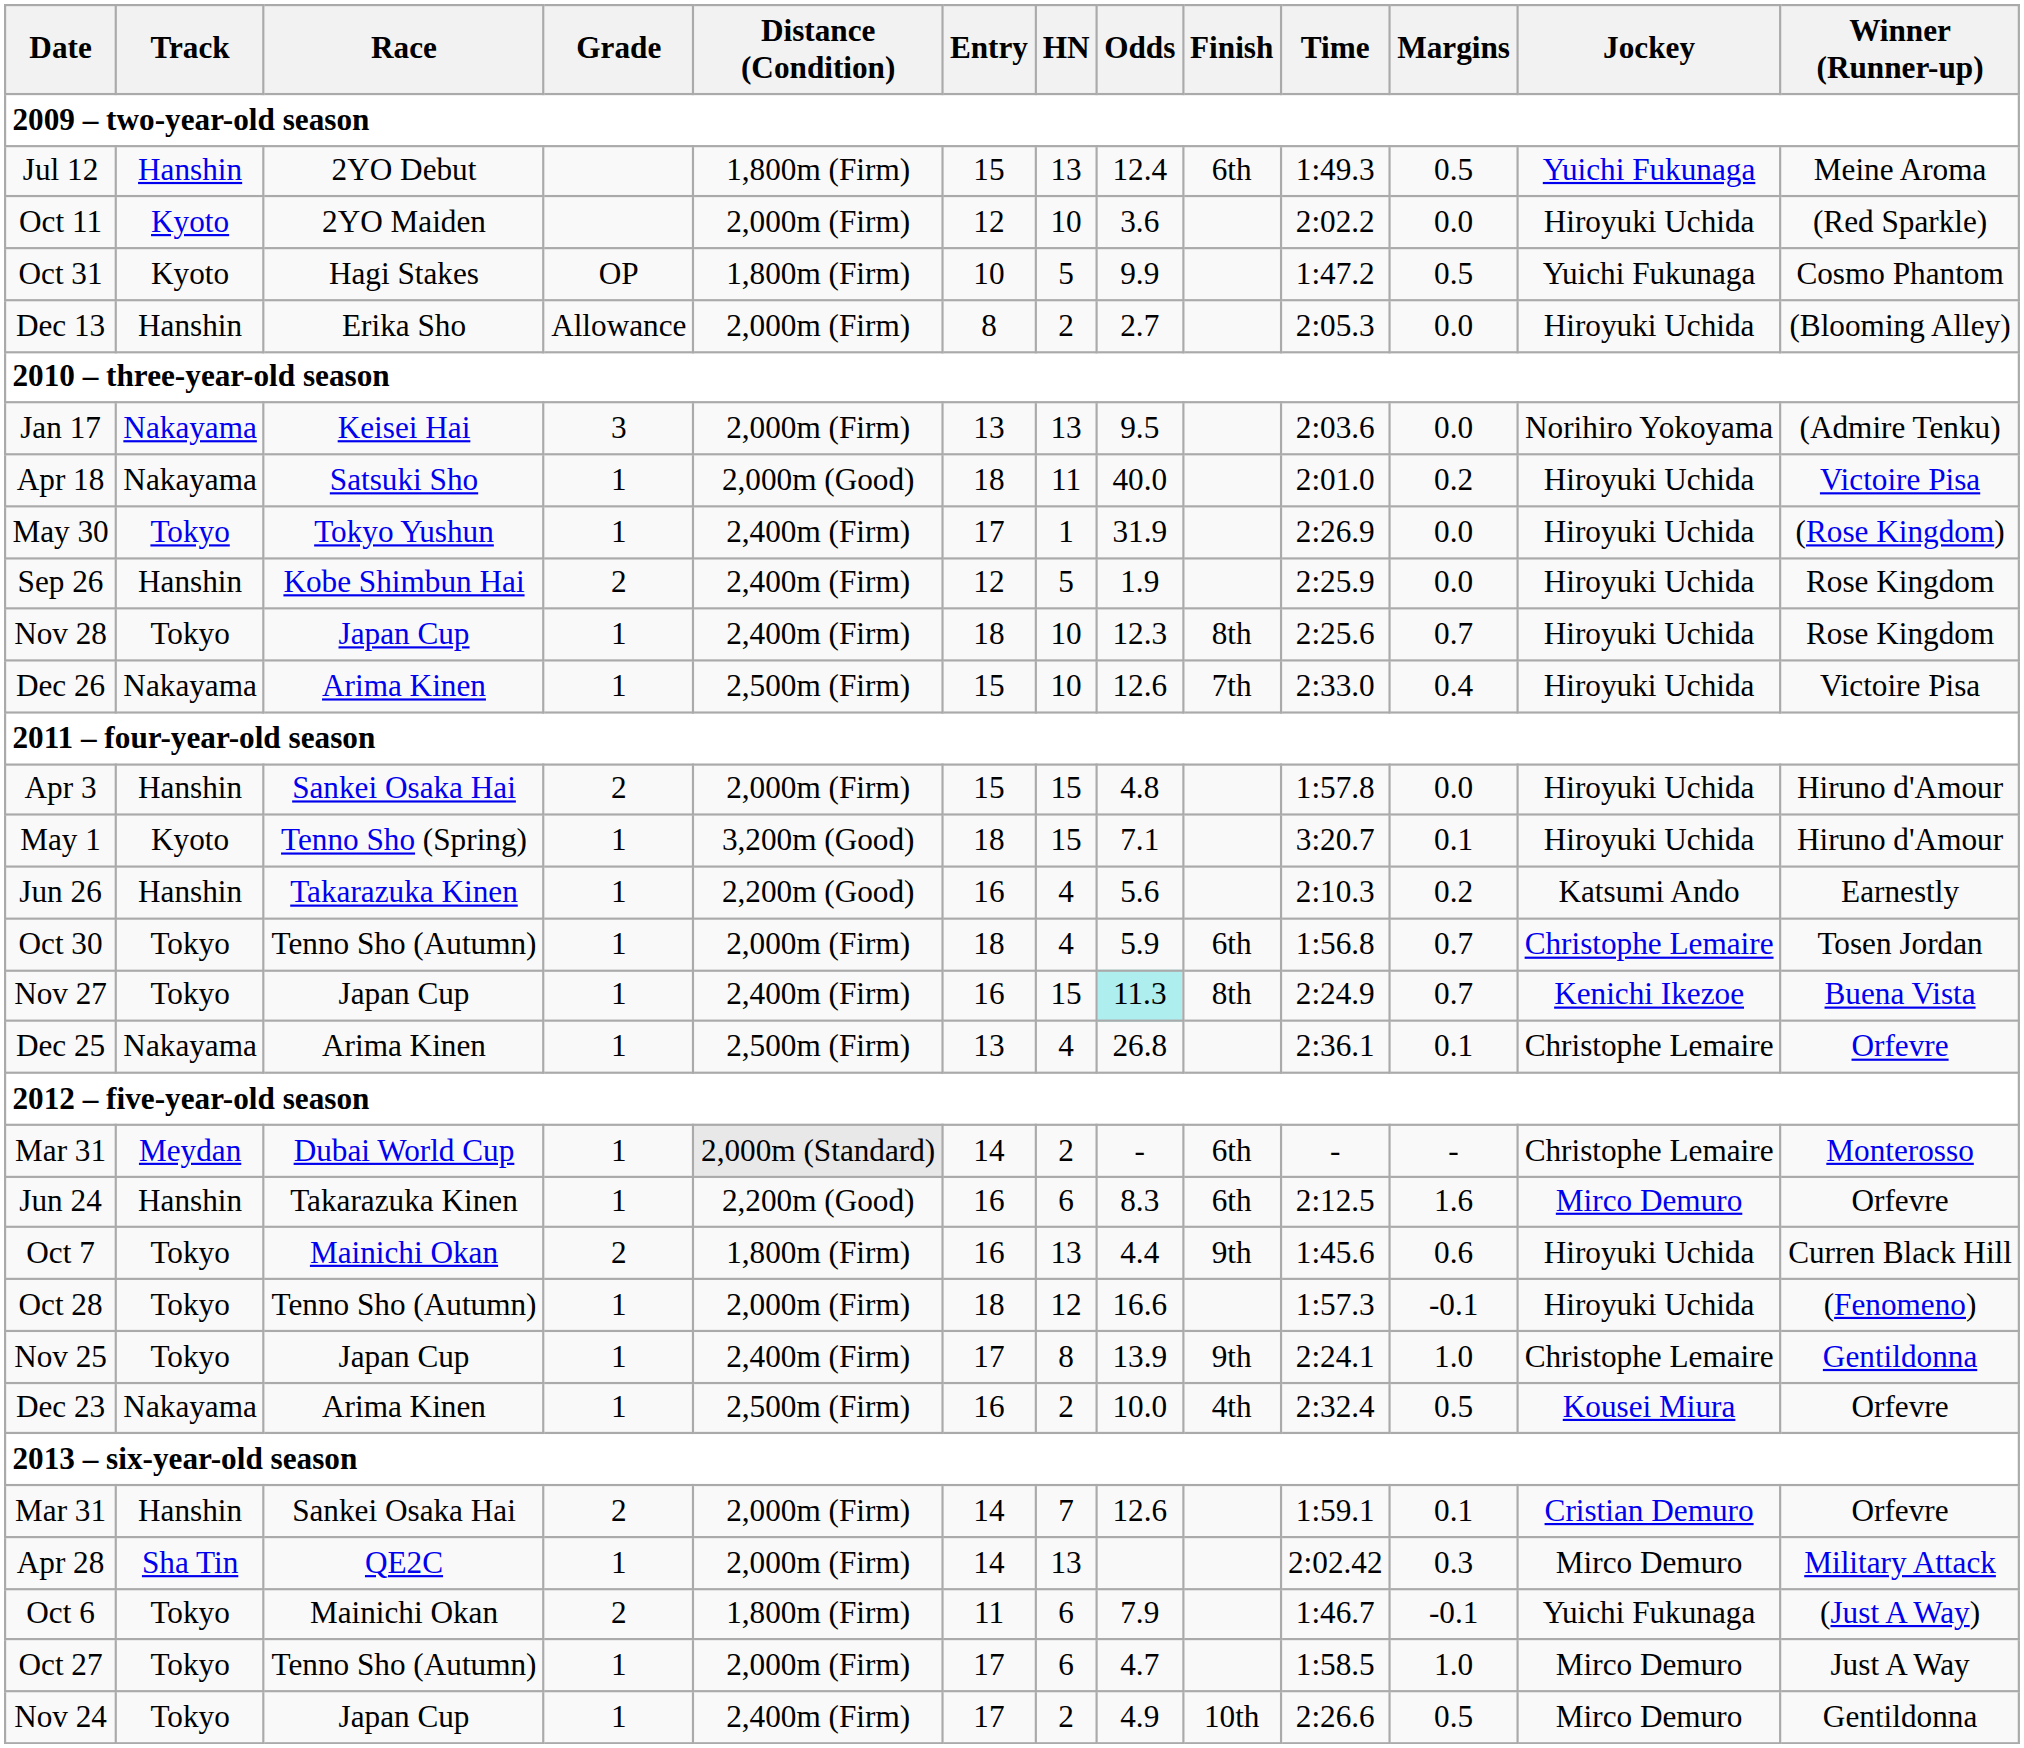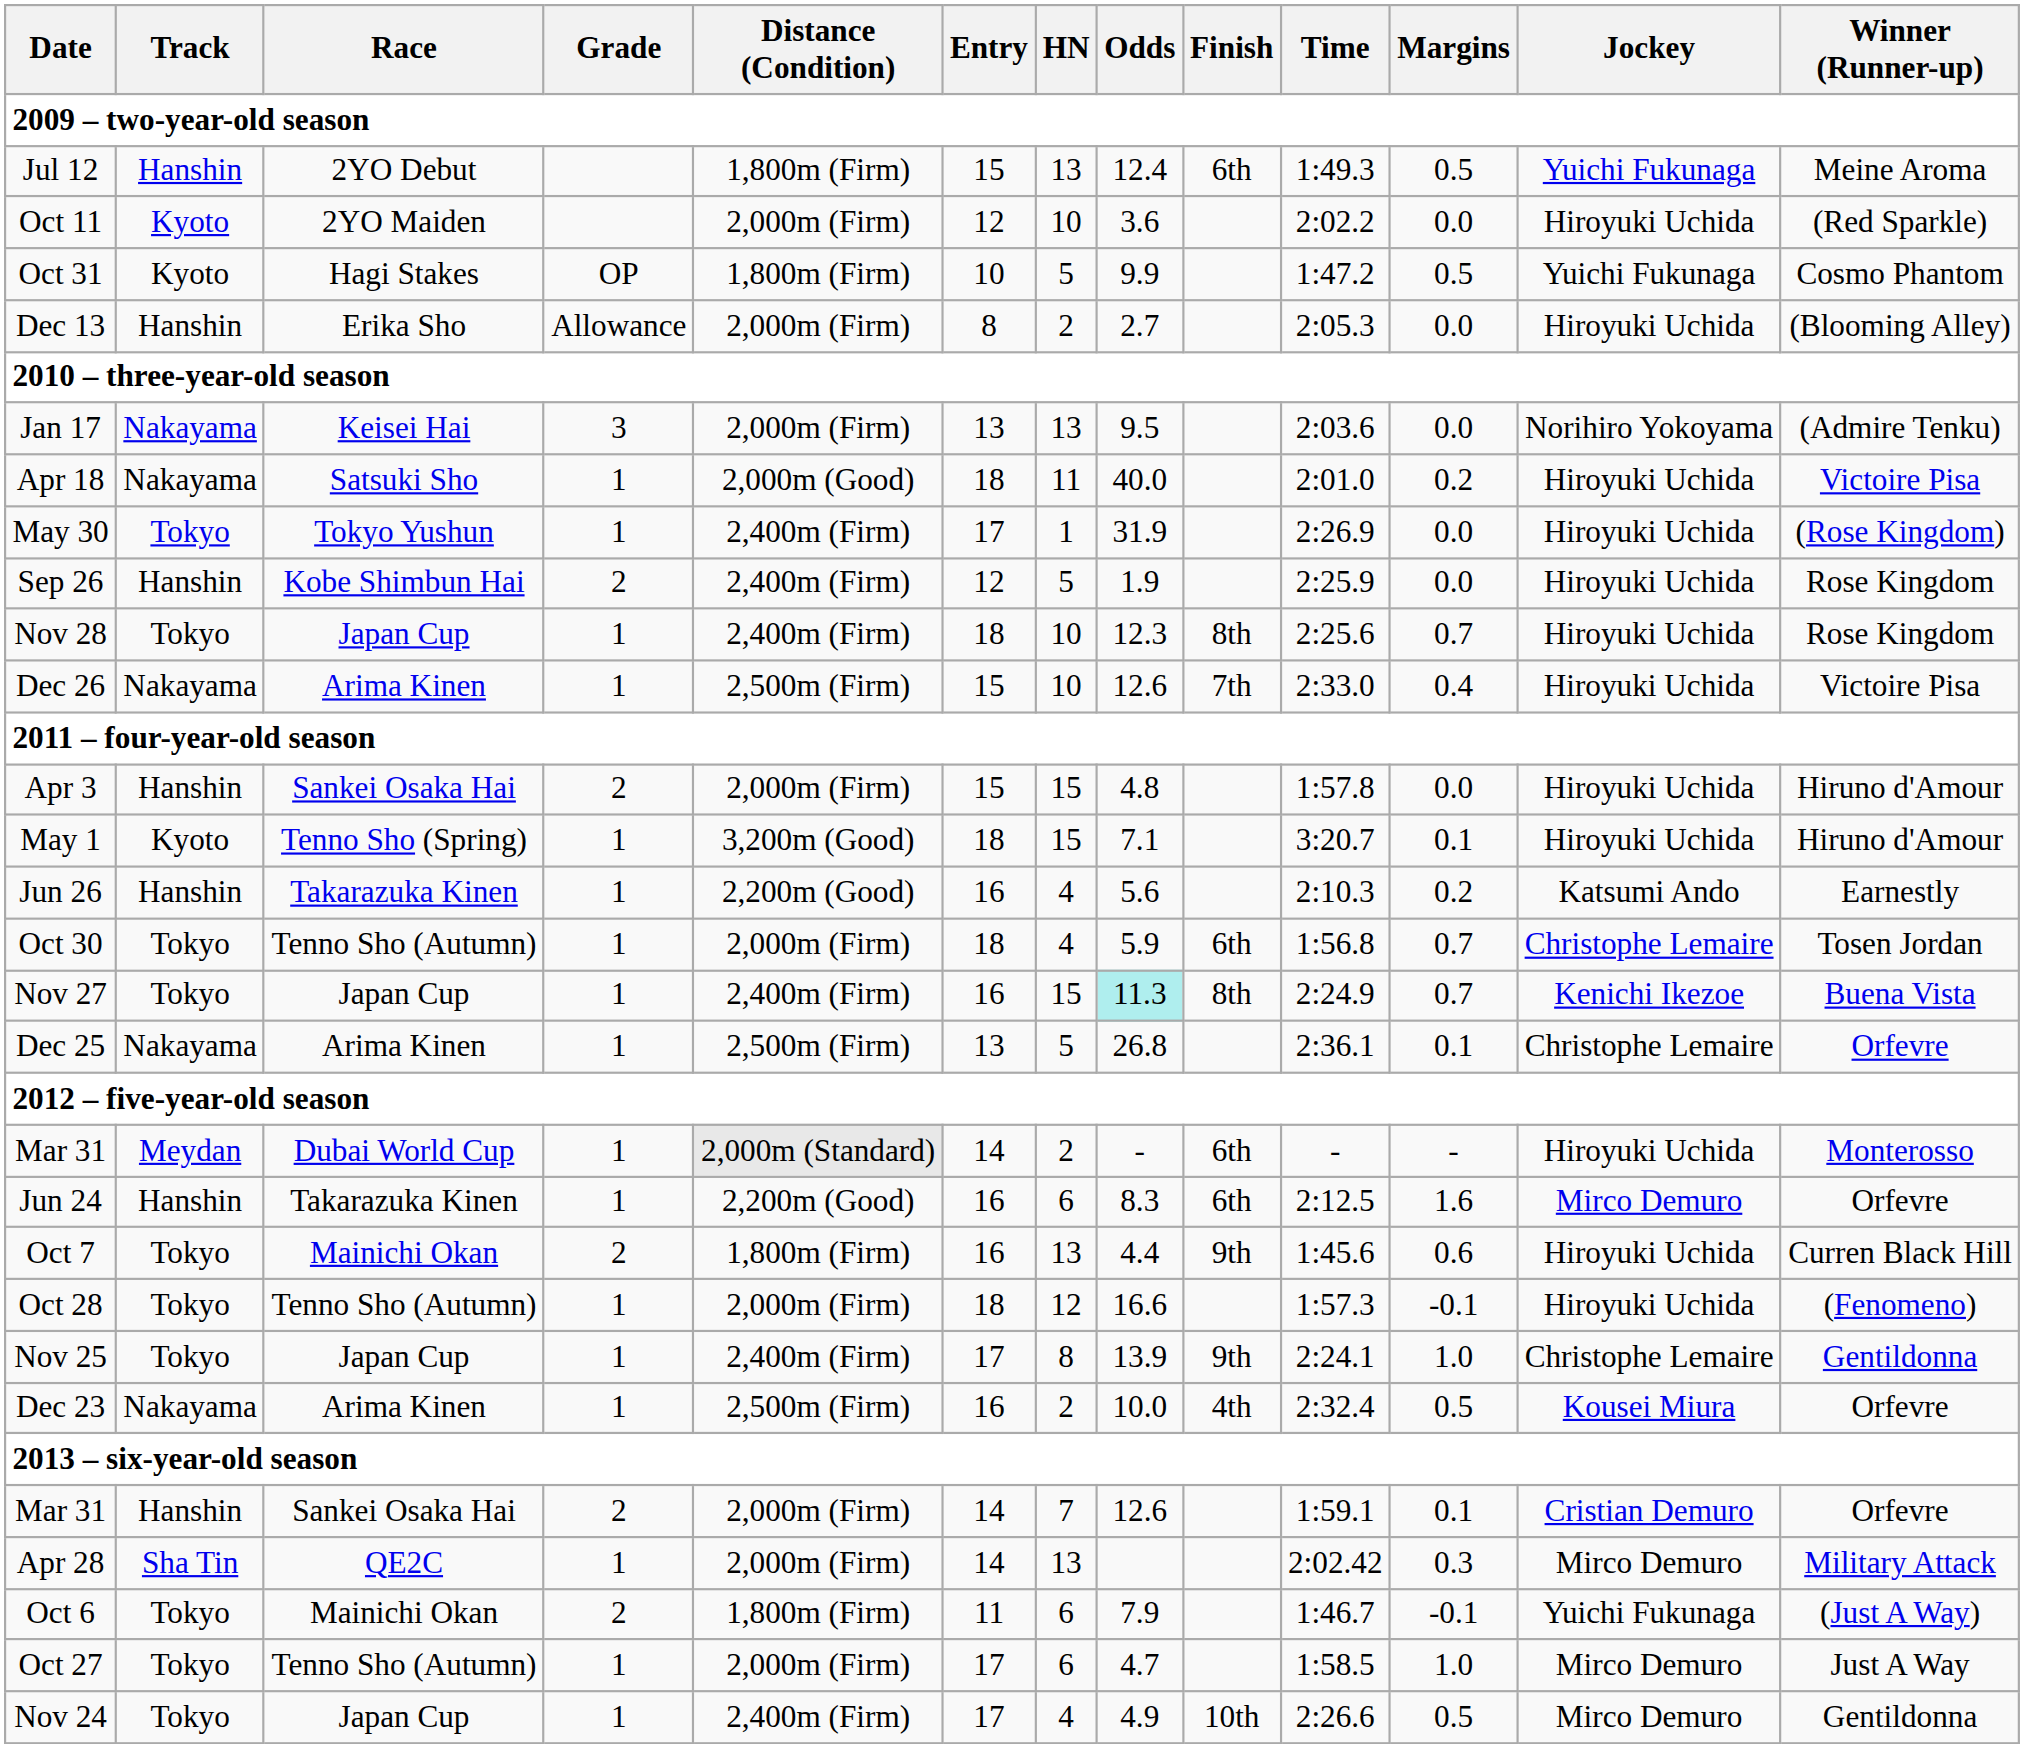(1066, 1046) 4 -> (1066, 1046) 5
(1649, 1149) Christophe Lemaire -> (1649, 1149) Hiroyuki Uchida
(1066, 1716) 2 -> (1066, 1716) 4
